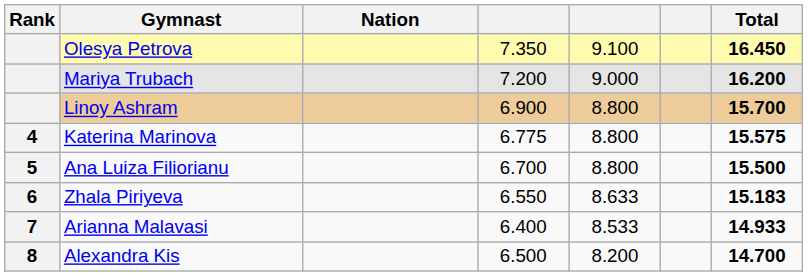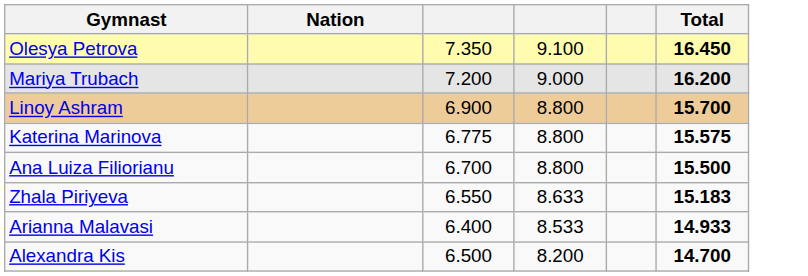- column: (32, 19)
